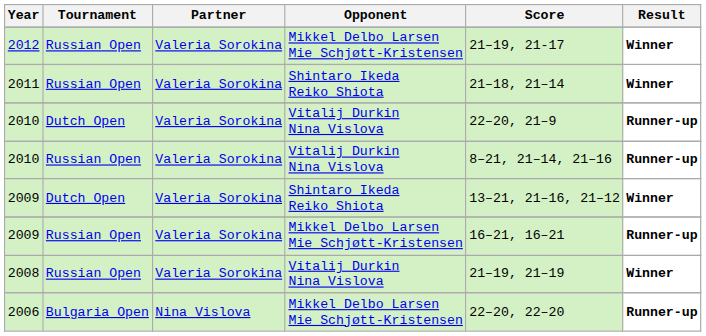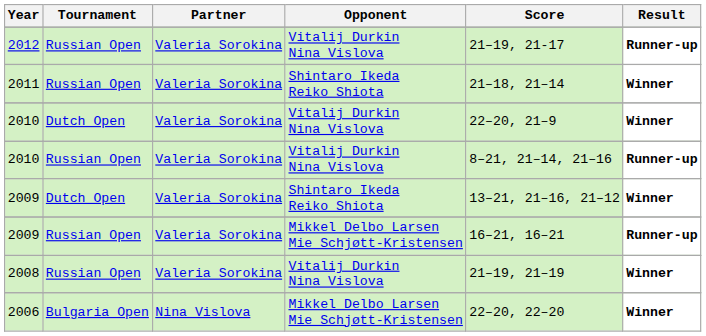(376, 45) Mikkel Delbo Larsen Mie Schjøtt-Kristensen -> (344, 45) Vitalij Durkin Nina Vislova
(650, 45) Winner -> (662, 45) Runner-up
(662, 122) Runner-up -> (650, 122) Winner
(662, 312) Runner-up -> (650, 312) Winner
